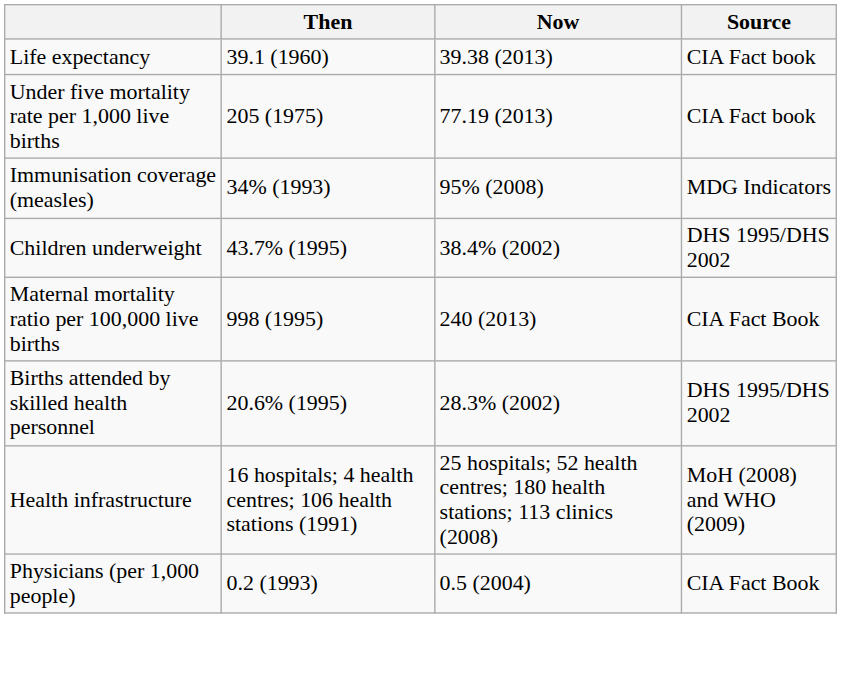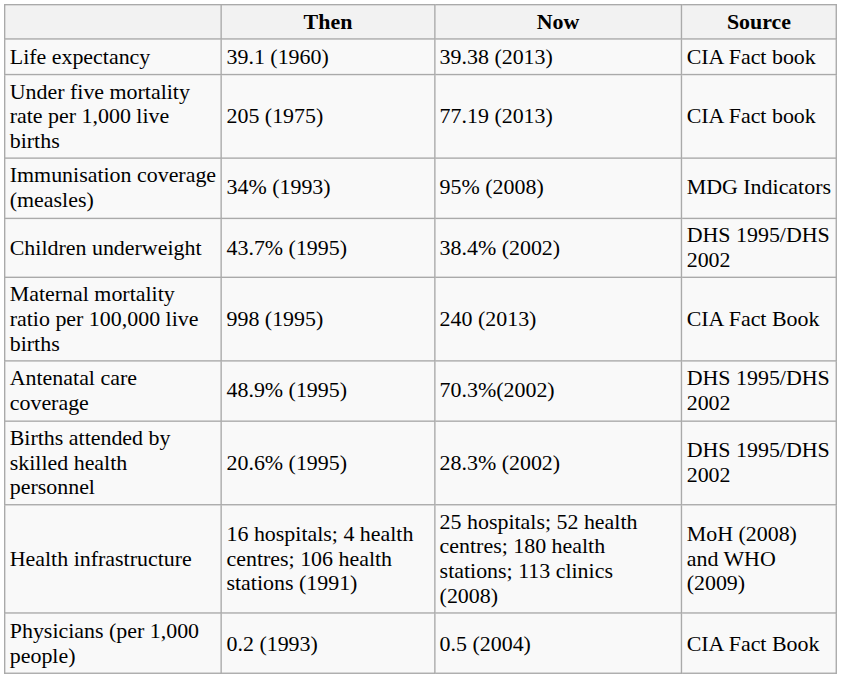+ row: (73, 390)
